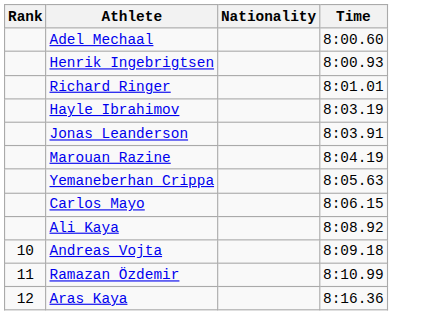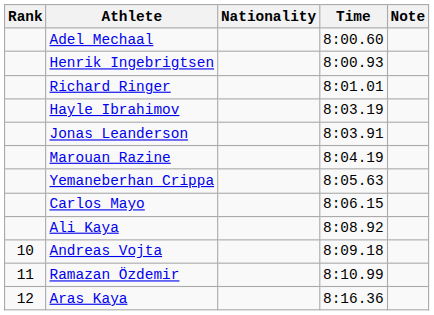+ column: (408, 16)
